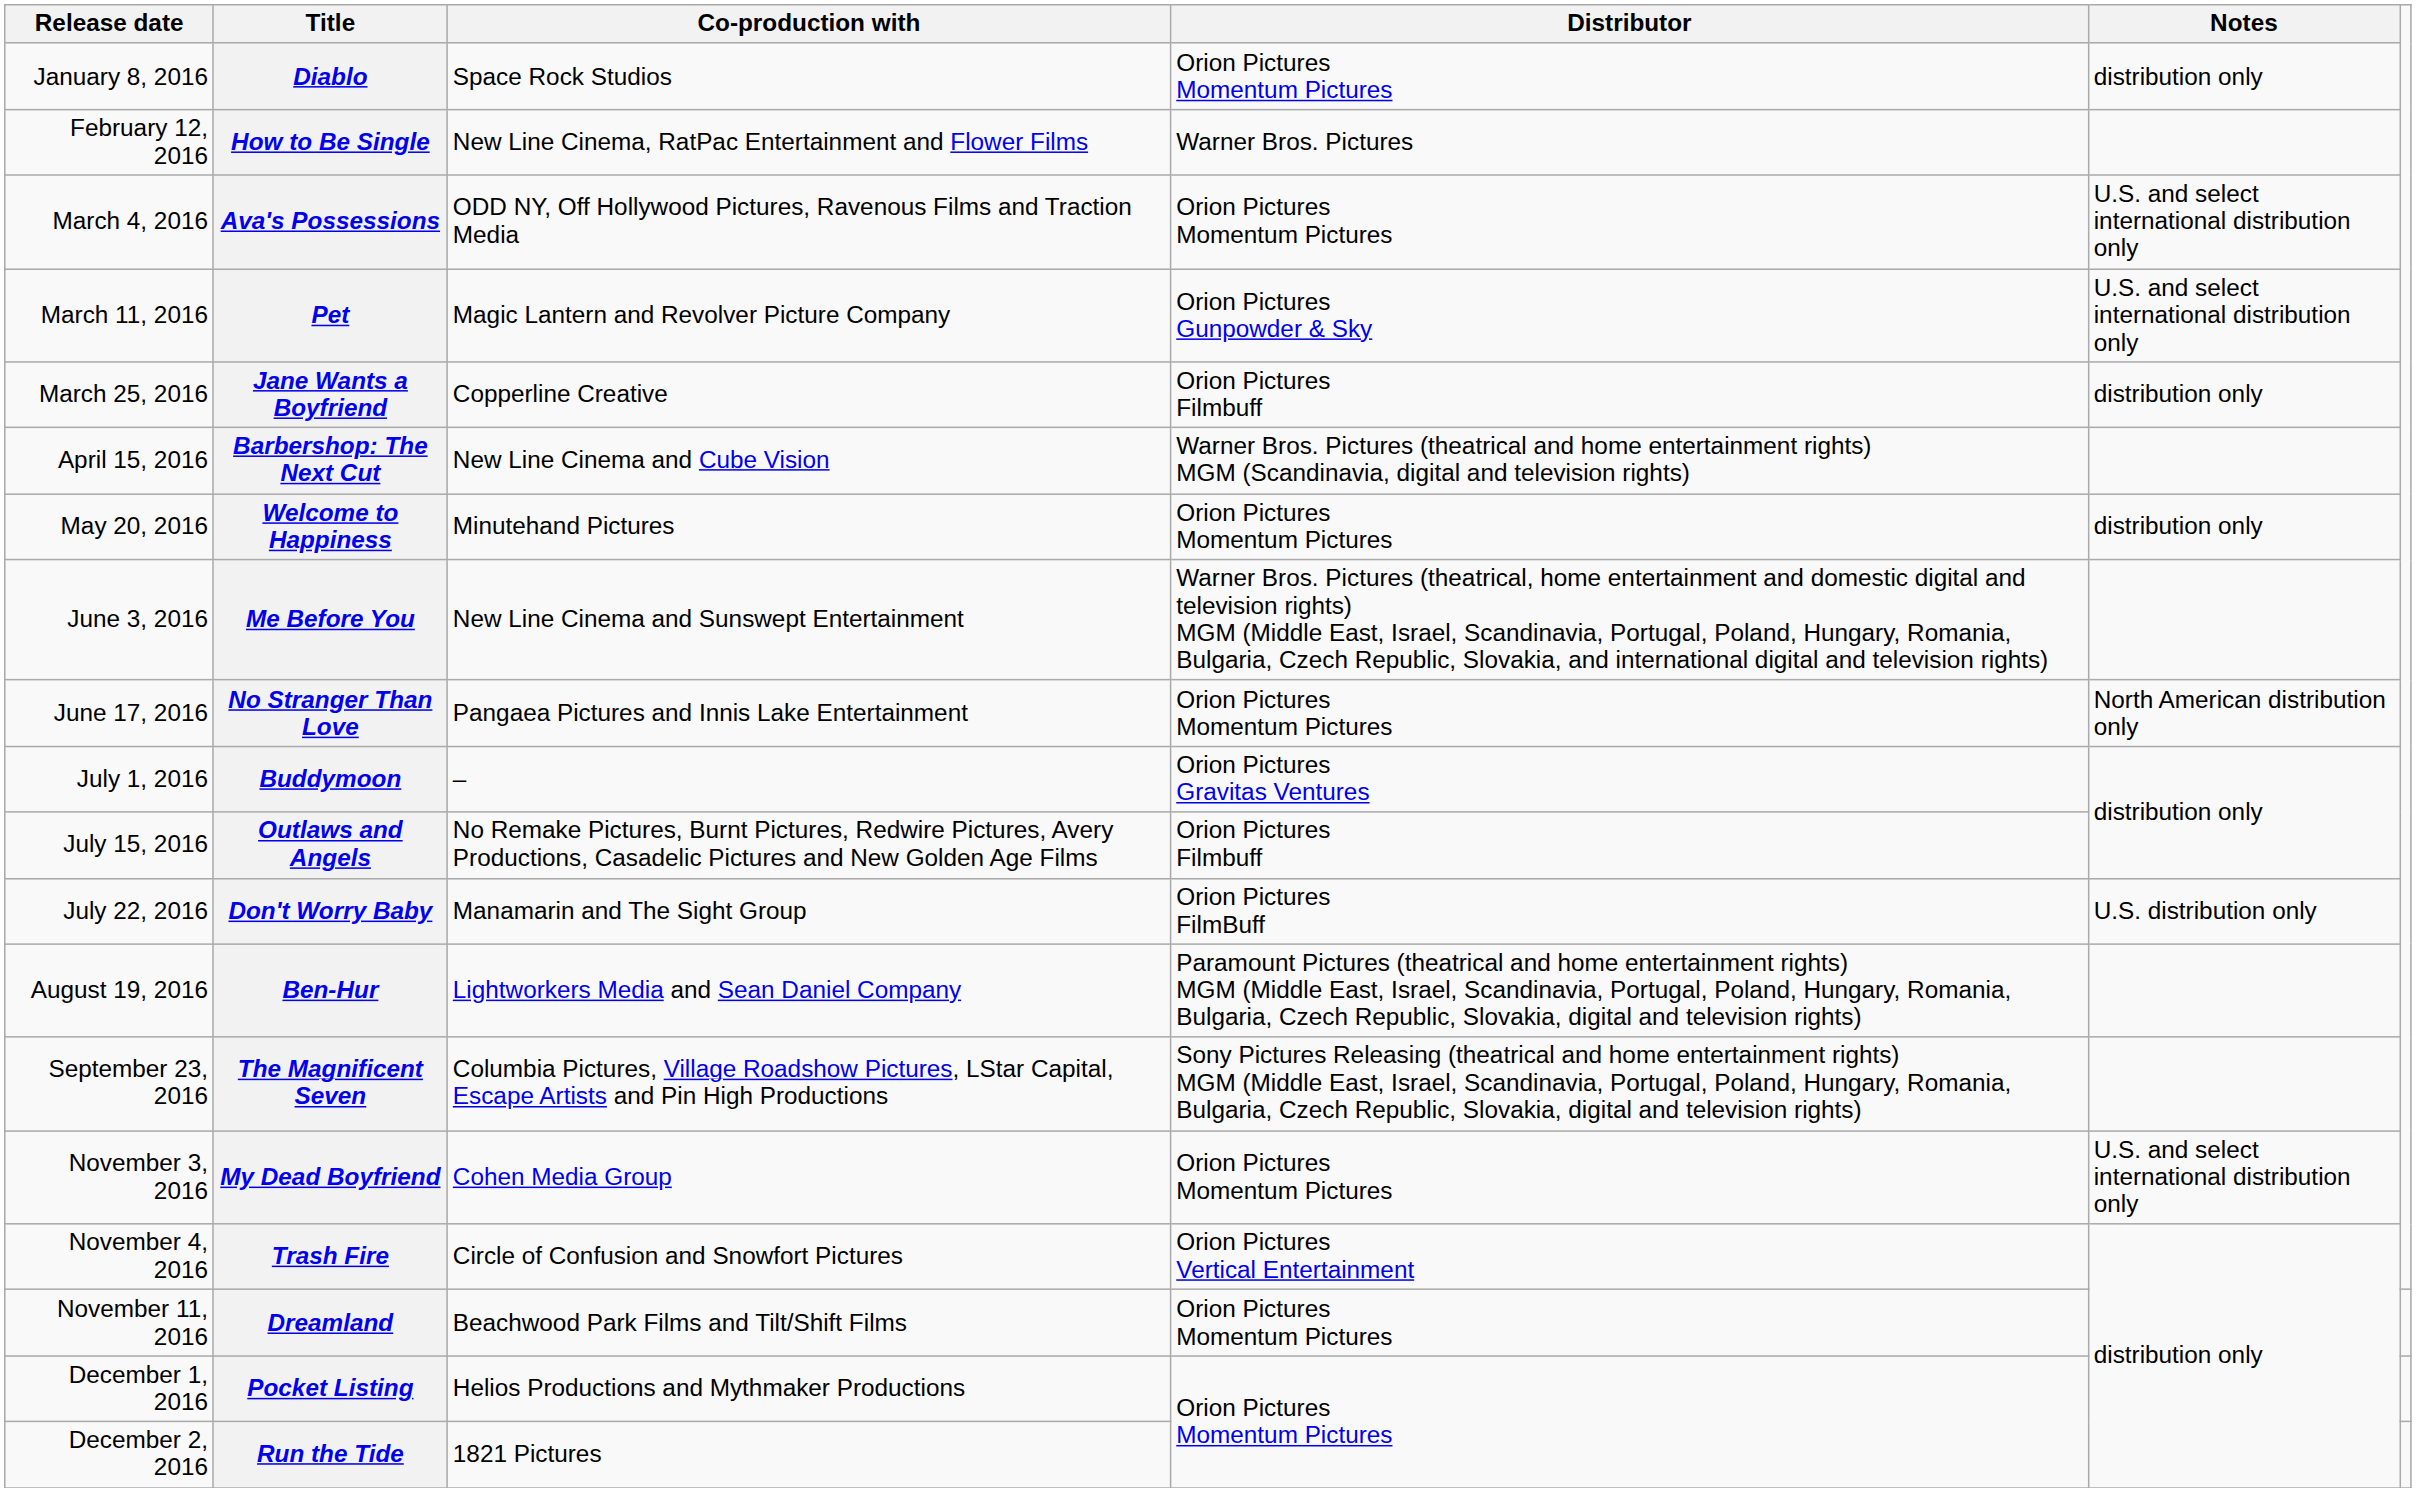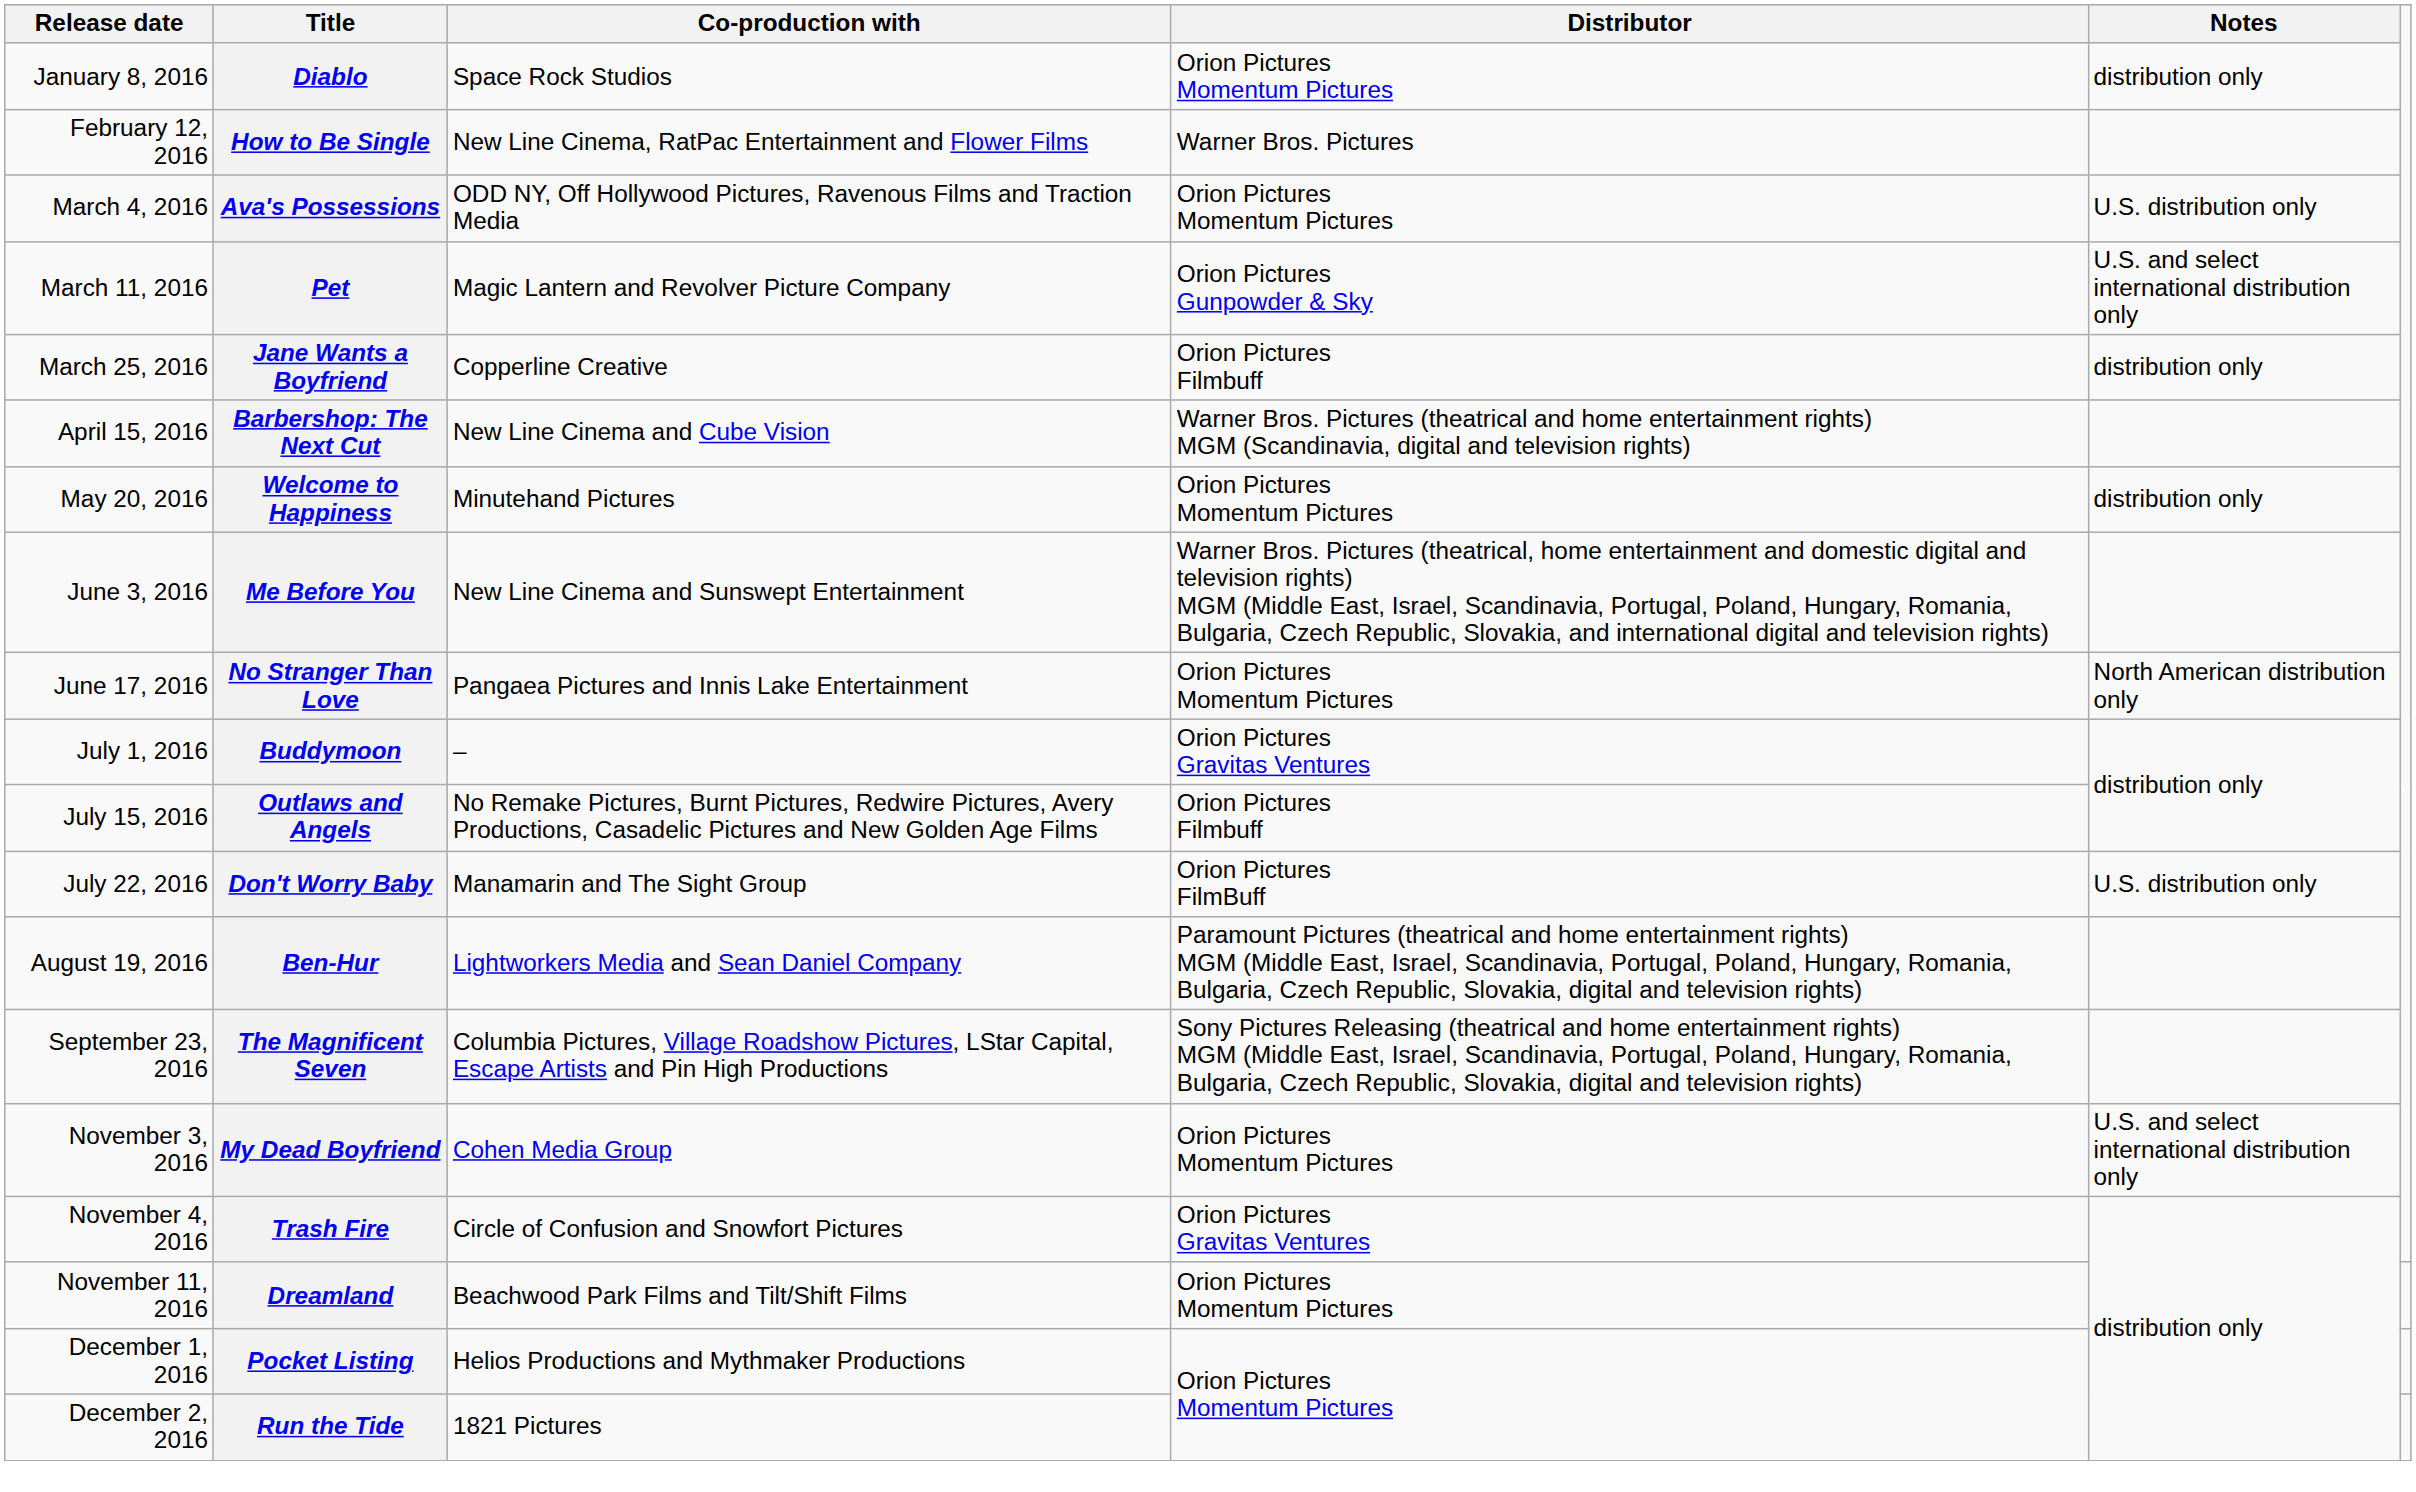(2222, 221) U.S. and select international distribution only -> (2205, 207) U.S. distribution only
(1295, 1256) Orion Pictures Vertical Entertainment -> (1273, 1229) Orion Pictures Gravitas Ventures
